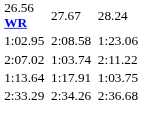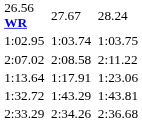(71, 41) 2:08.58 -> (71, 41) 1:03.74
(118, 41) 1:23.06 -> (118, 41) 1:03.75
(71, 59) 1:03.74 -> (71, 59) 2:08.58
(118, 77) 1:03.75 -> (118, 77) 1:23.06
+ row: (24, 96)
